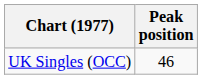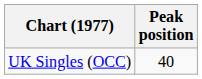(166, 61) 46 -> (166, 61) 40
